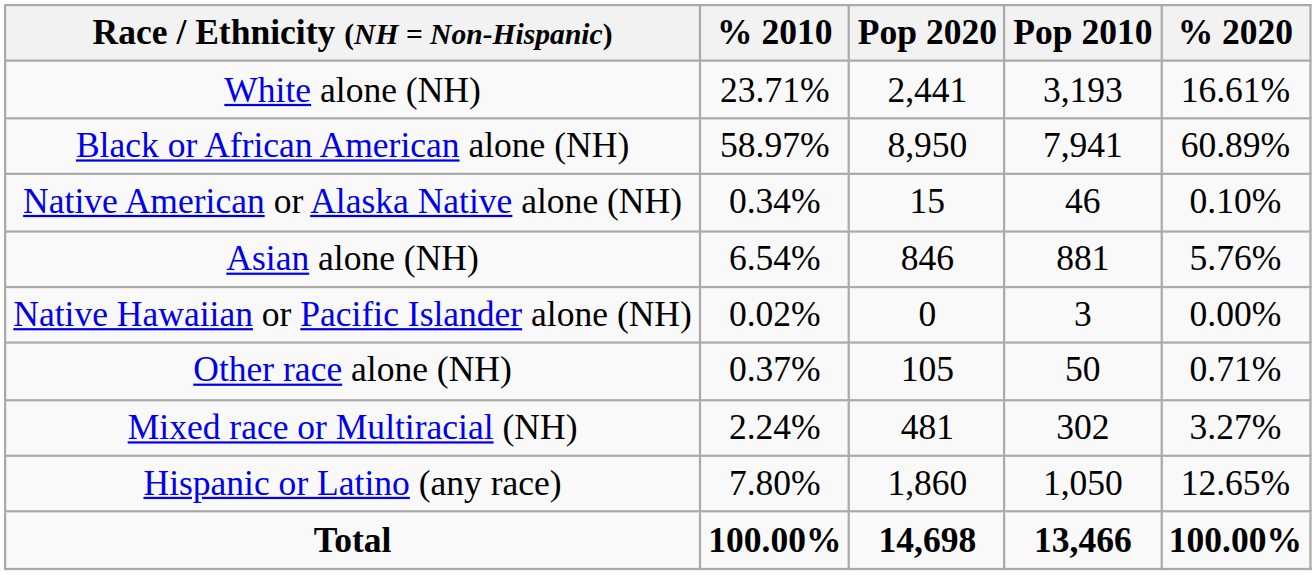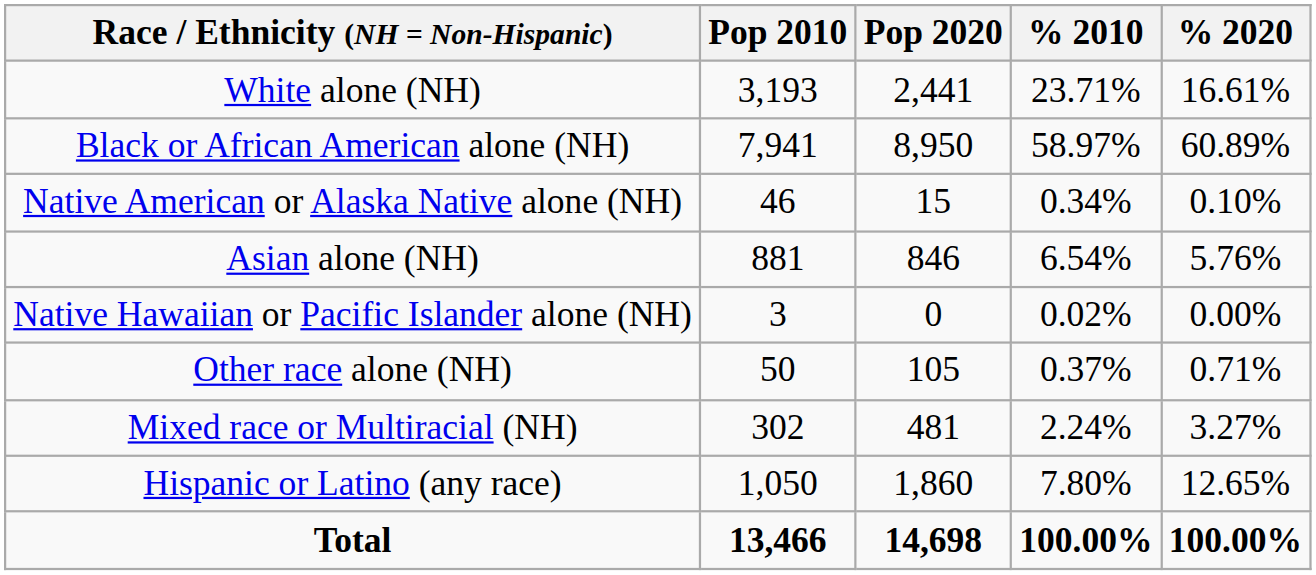columns swapped: (1083, 32) <-> (775, 32)
